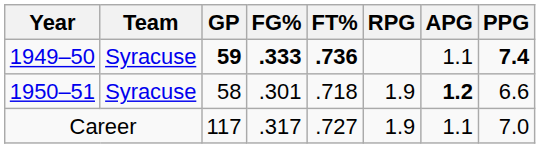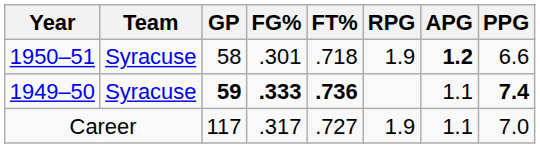rows swapped: (52, 57) <-> (52, 92)
